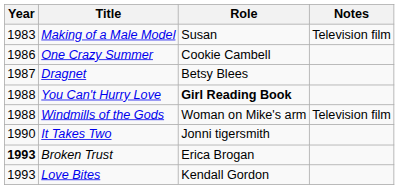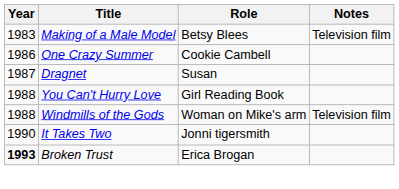(199, 34) Susan -> (215, 34) Betsy Blees
(215, 74) Betsy Blees -> (199, 74) Susan
(236, 94) bold -> (233, 94) normal
- row: (71, 174)
